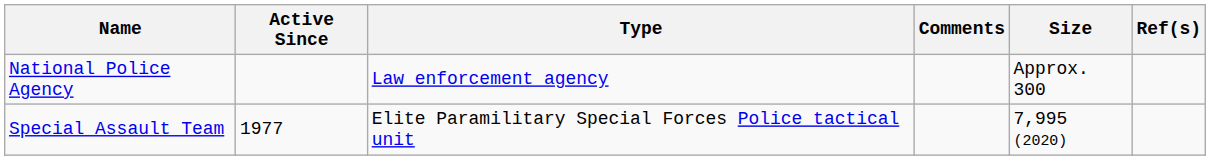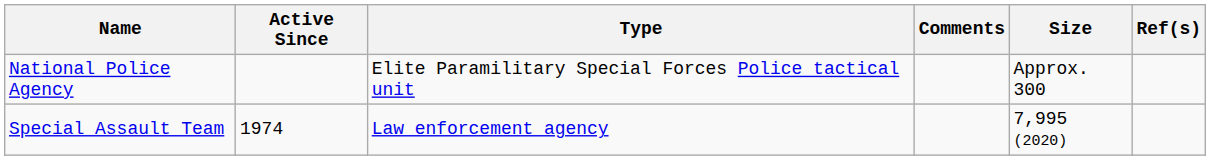(490, 80) Law enforcement agency -> (635, 80) Elite Paramilitary Special Forces Police tactical unit
(262, 130) 1977 -> (262, 130) 1974
(635, 130) Elite Paramilitary Special Forces Police tactical unit -> (490, 130) Law enforcement agency
